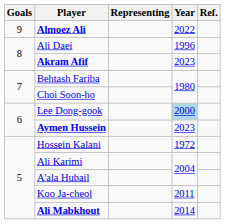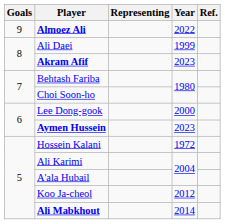(185, 45) 1996 -> (185, 45) 1999
(185, 111) lightblue background -> (185, 111) no background
(184, 194) 2011 -> (185, 194) 2012
